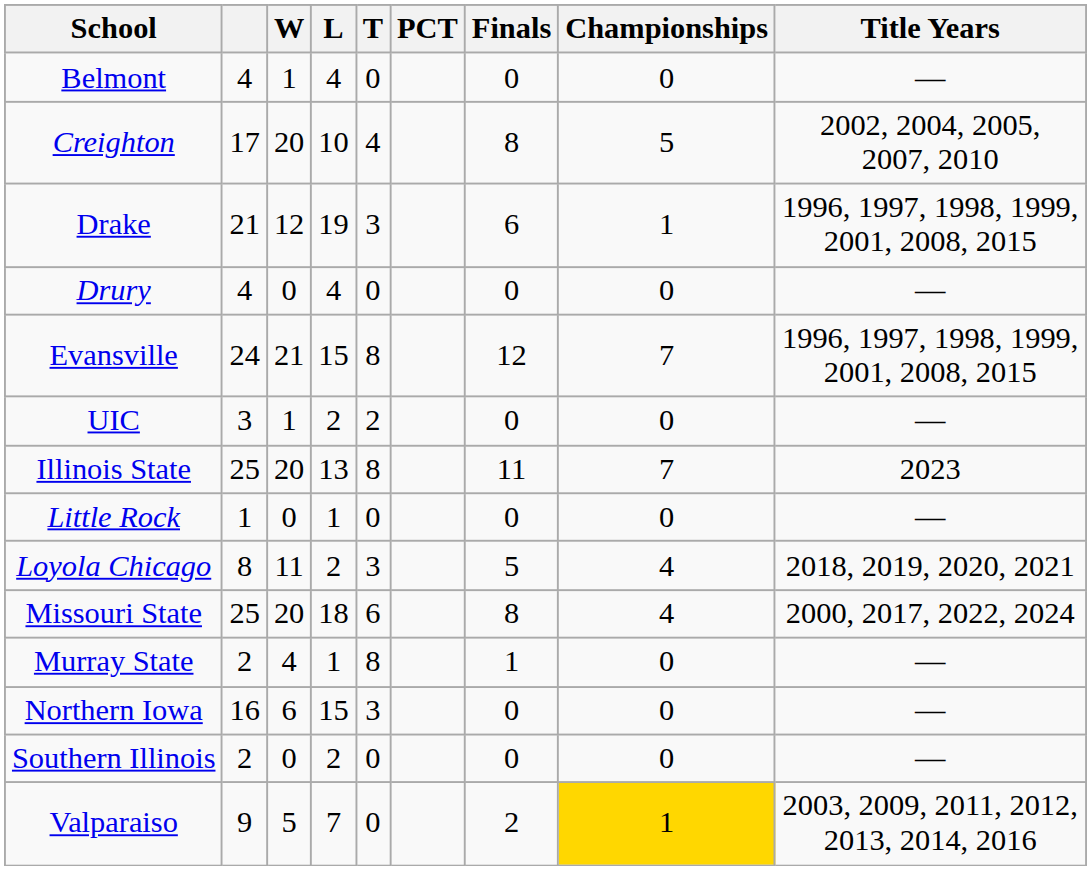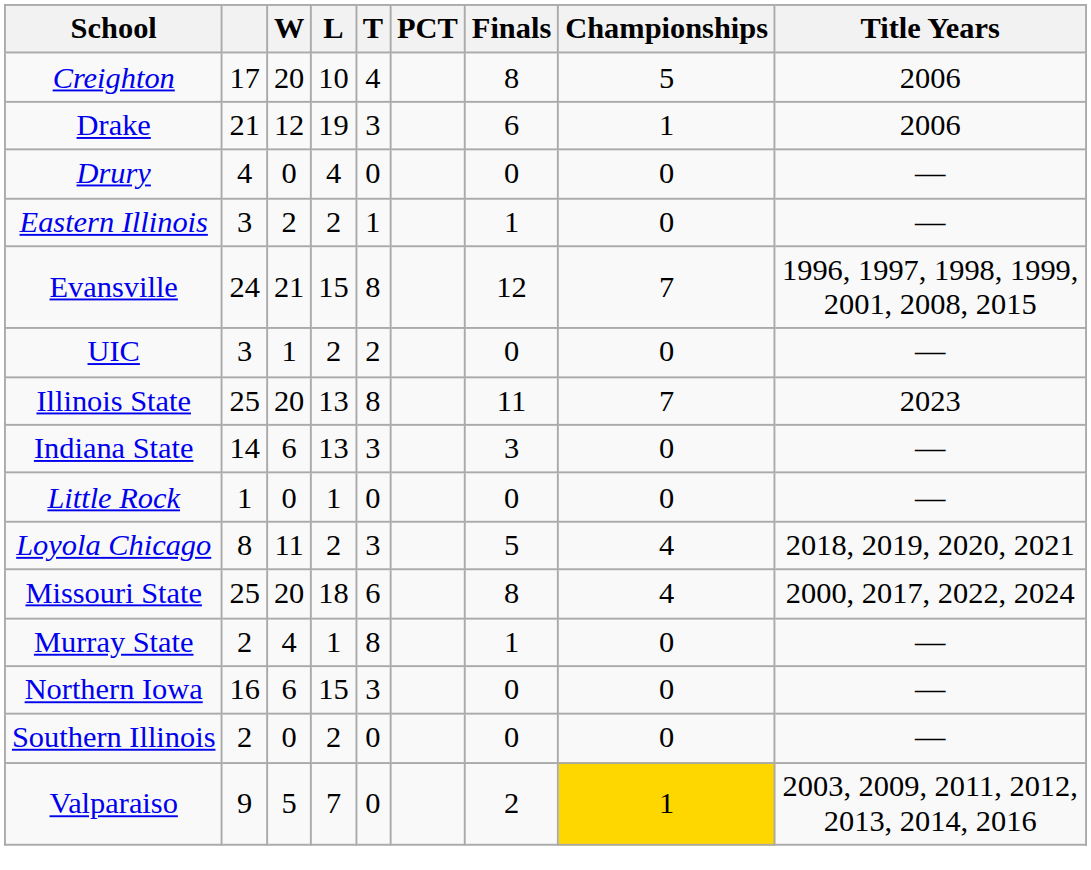- row: (114, 76)
(930, 142) 2002, 2004, 2005, 2007, 2010 -> (930, 76) 2006
(930, 224) 1996, 1997, 1998, 1999, 2001, 2008, 2015 -> (930, 125) 2006
+ row: (114, 221)
+ row: (114, 448)
